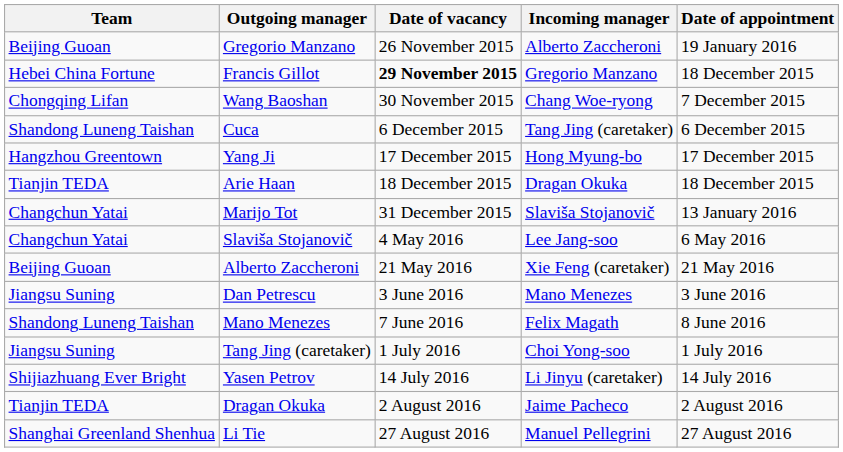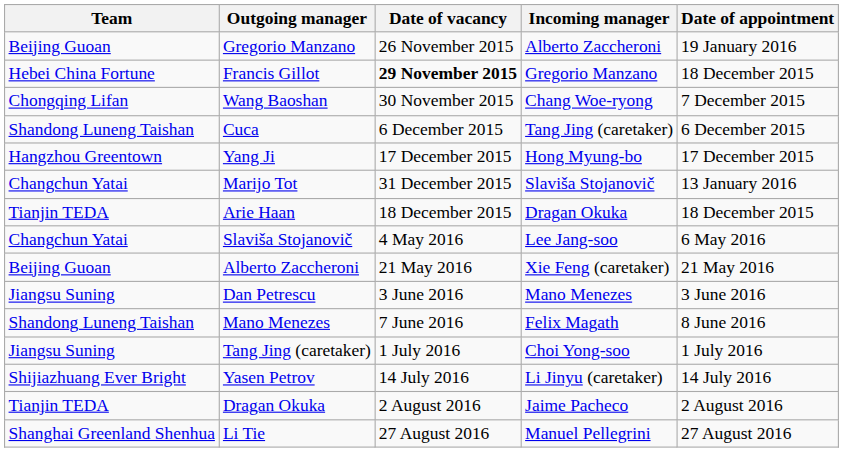rows swapped: (259, 184) <-> (260, 211)
